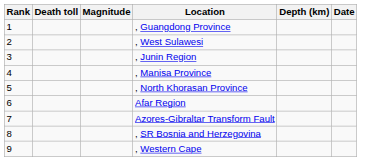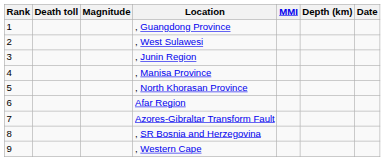+ column: (289, 12)
